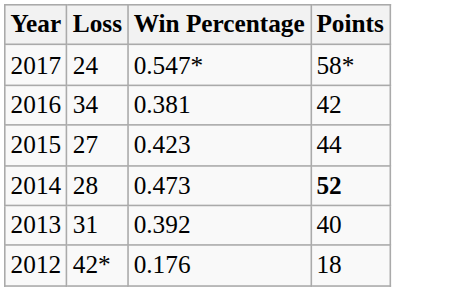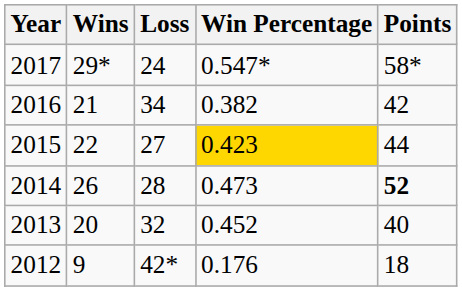+ column: (101, 24)
(162, 104) 0.381 -> (229, 104) 0.382
(162, 144) no background -> (229, 144) gold background
(85, 225) 31 -> (153, 225) 32
(162, 225) 0.392 -> (229, 225) 0.452
